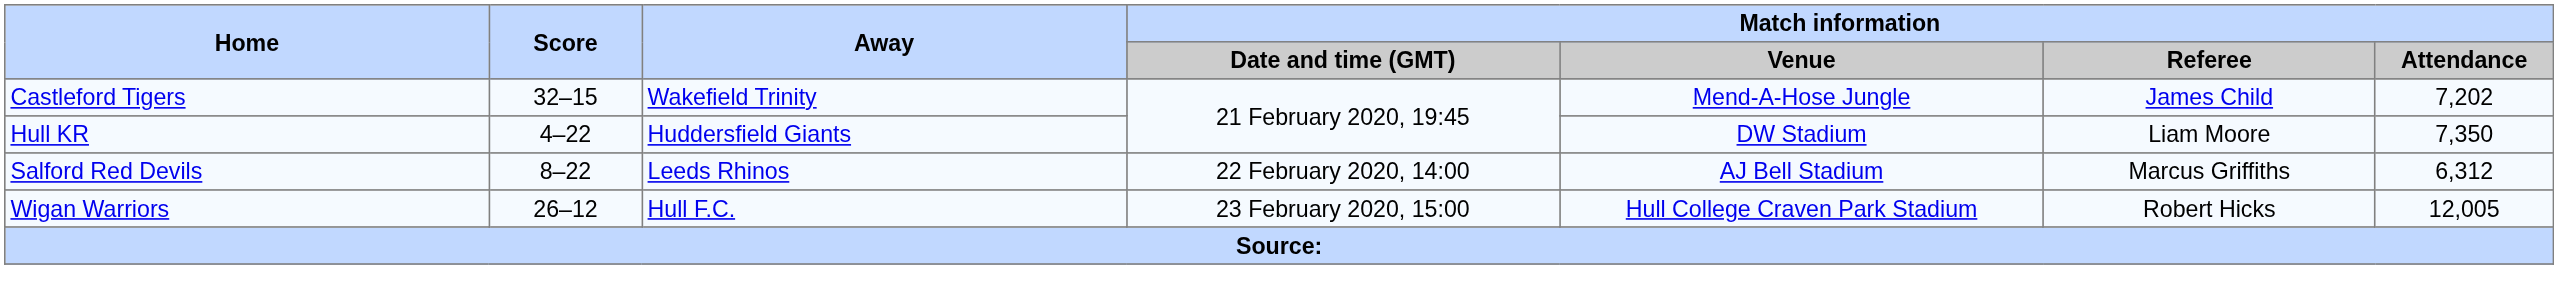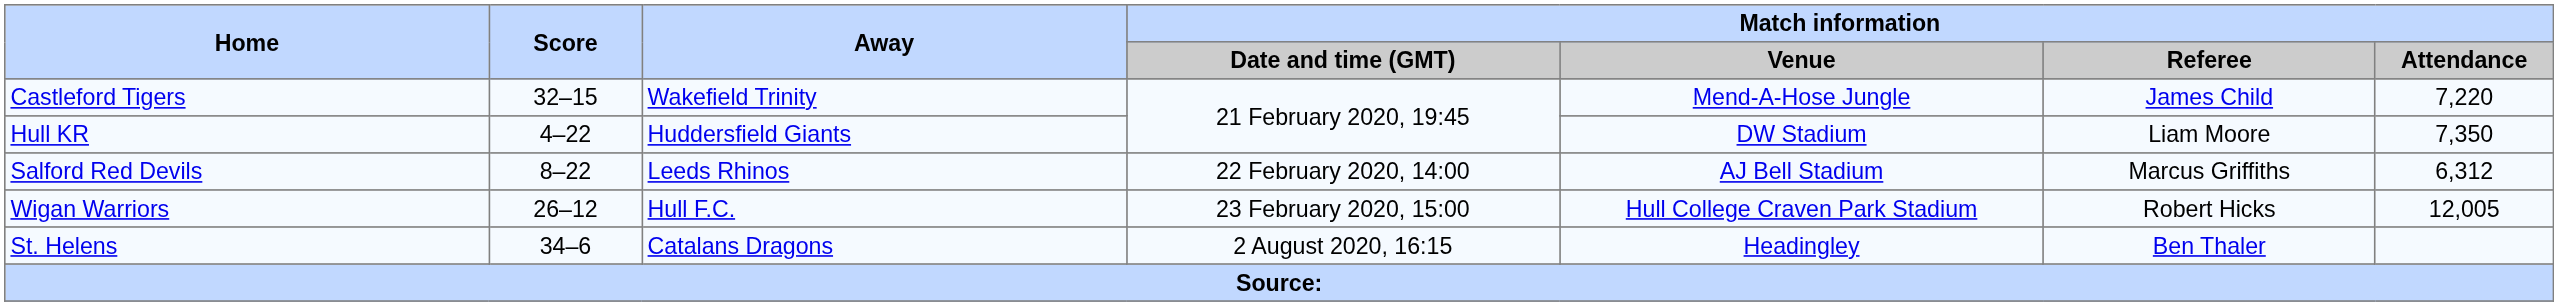(2464, 97) 7,202 -> (2464, 97) 7,220
+ row: (64, 246)
